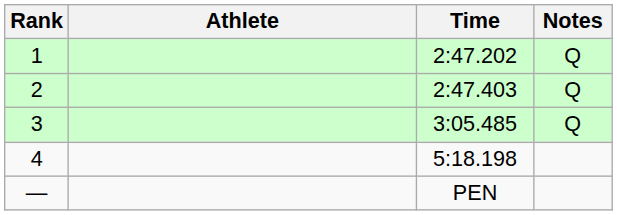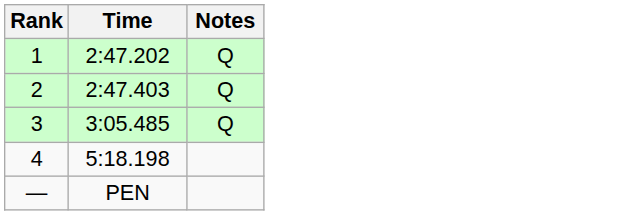- column: (242, 21)
